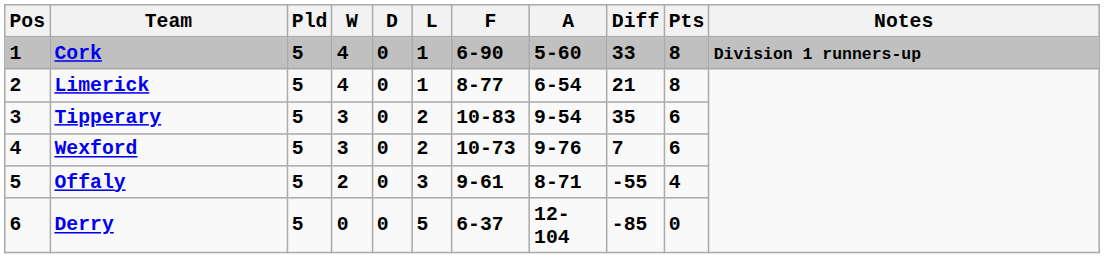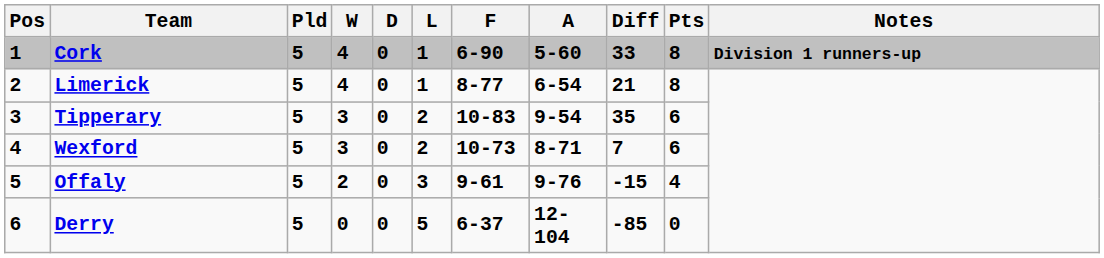(558, 150) 9-76 -> (558, 150) 8-71
(558, 182) 8-71 -> (558, 182) 9-76
(630, 182) -55 -> (630, 182) -15
